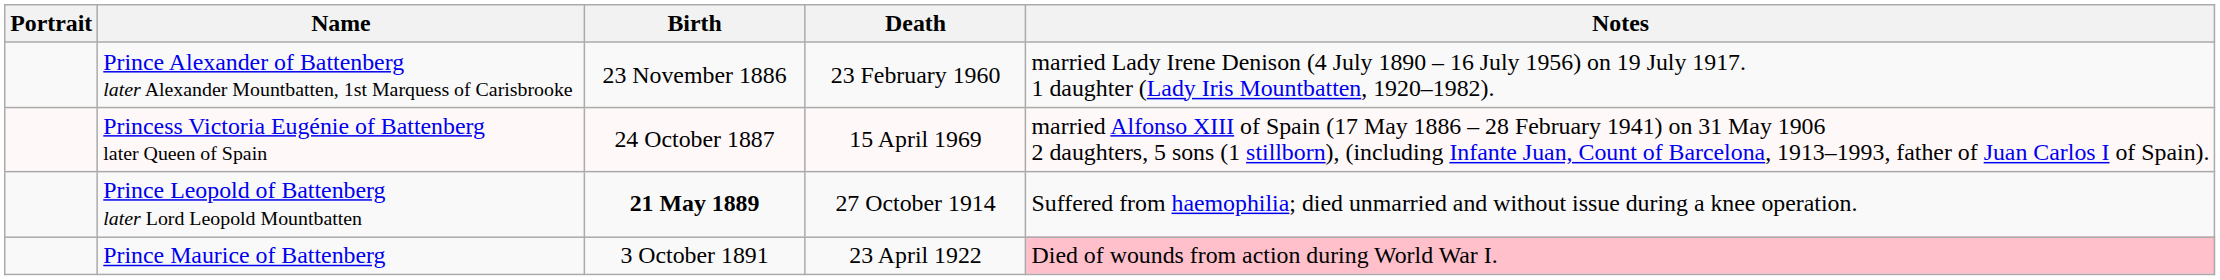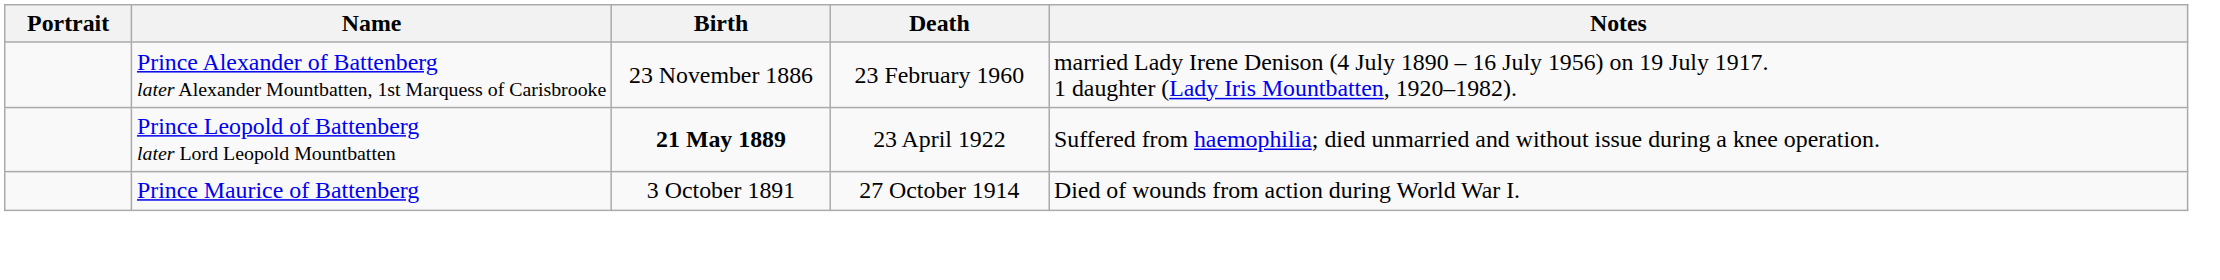- row: (294, 139)
(916, 203) 27 October 1914 -> (939, 139) 23 April 1922
(916, 255) 23 April 1922 -> (939, 190) 27 October 1914
(1265, 255) pink background -> (1287, 190) no background
